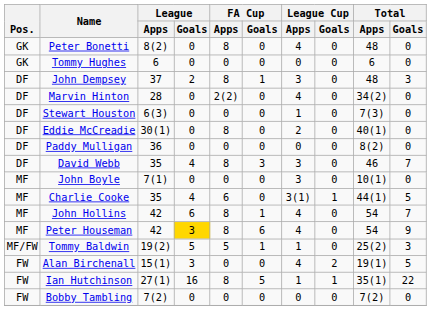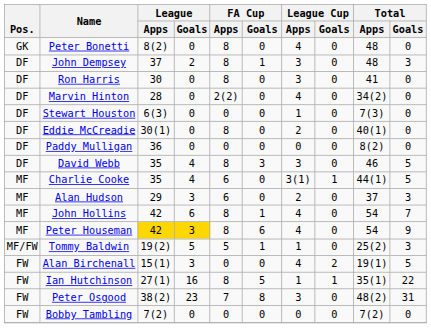- row: (89, 63)
+ row: (89, 80)
(408, 163) 7 -> (408, 163) 5
- row: (89, 180)
+ row: (89, 197)
(156, 230) no background -> (156, 230) gold background
+ row: (89, 297)
